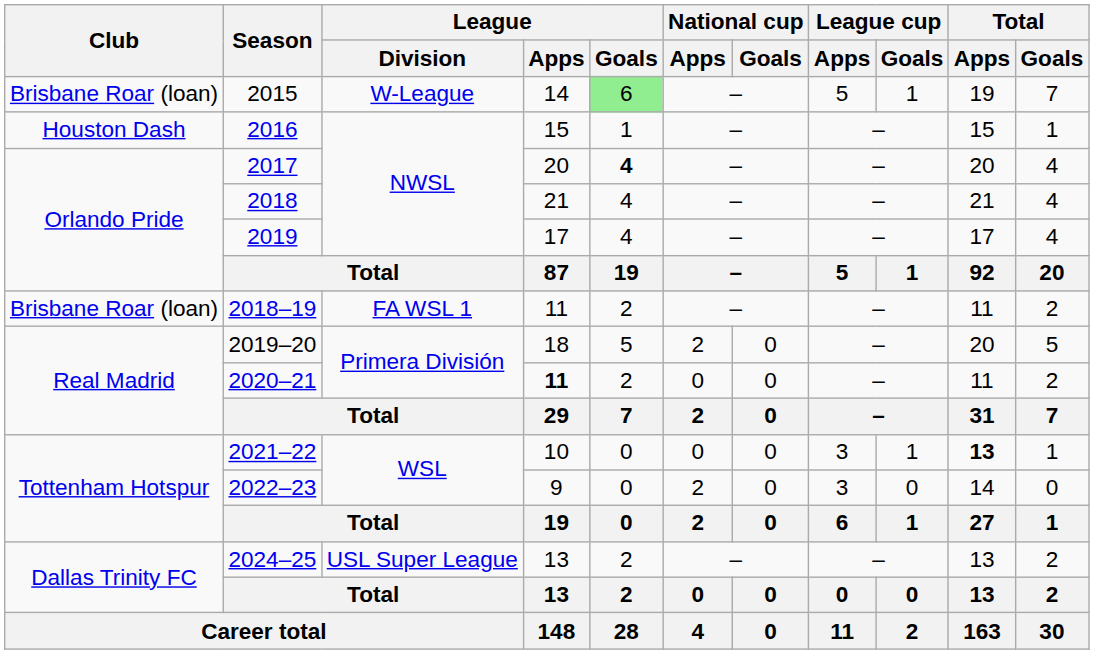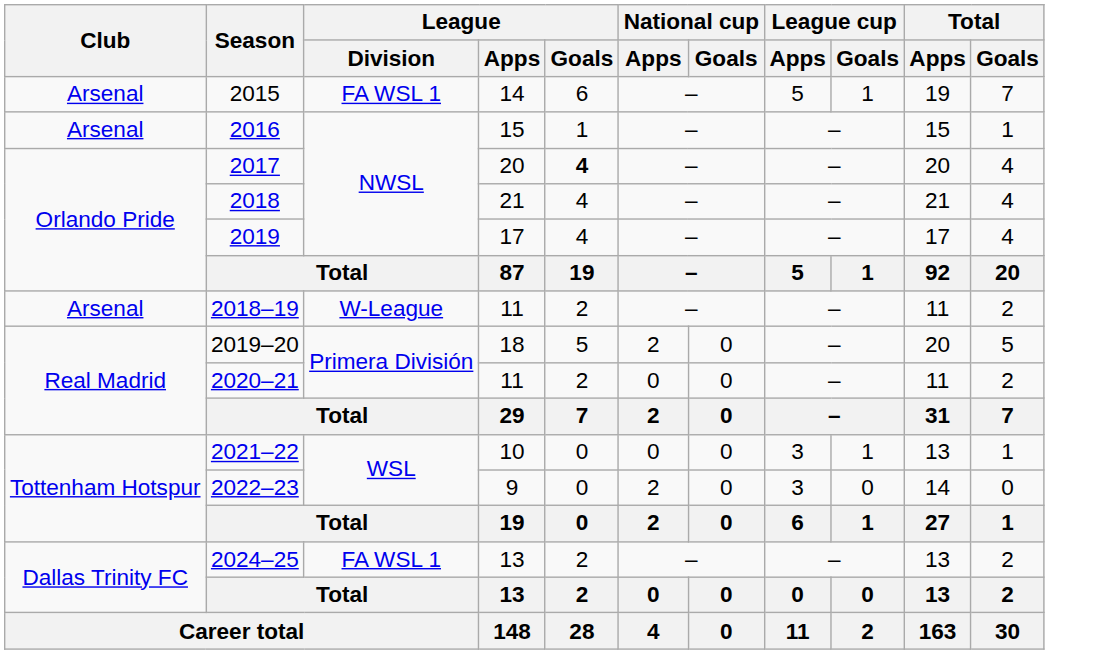(114, 93) Brisbane Roar (loan) -> (105, 93) Arsenal
(422, 93) W-League -> (391, 93) FA WSL 1
(626, 93) lightgreen background -> (582, 93) no background
(114, 129) Houston Dash -> (105, 129) Arsenal
(114, 308) Brisbane Roar (loan) -> (105, 308) Arsenal
(422, 308) FA WSL 1 -> (391, 308) W-League
(556, 380) bold -> (512, 380) normal
(982, 451) bold -> (938, 451) normal
(422, 559) USL Super League -> (391, 559) FA WSL 1
